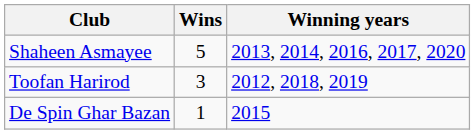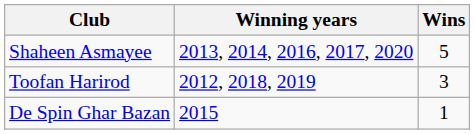columns swapped: (201, 19) <-> (348, 19)
